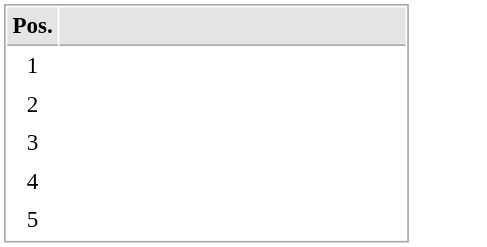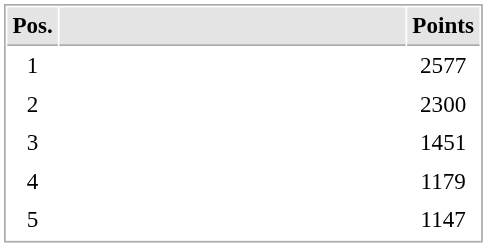+ column: (443, 25)
